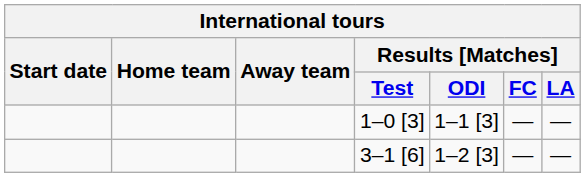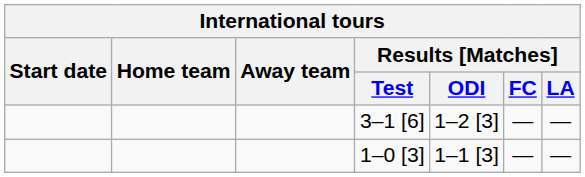rows swapped: (392, 155) <-> (392, 121)
